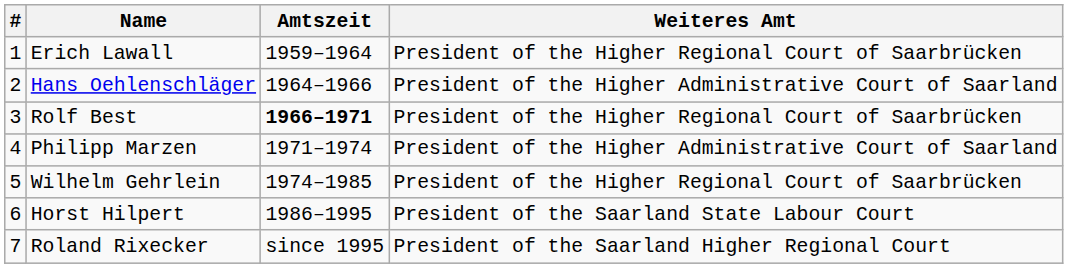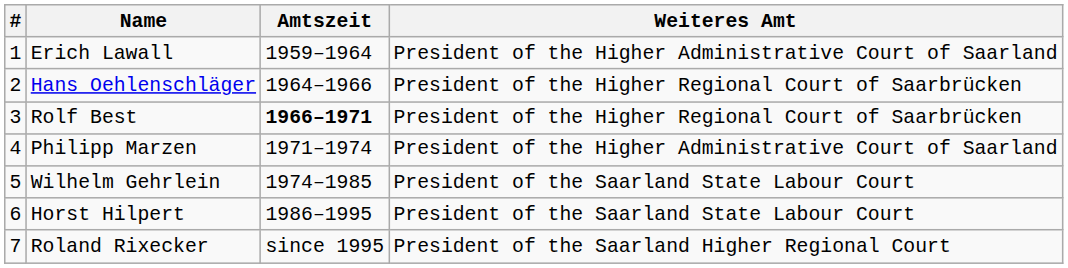(708, 53) President of the Higher Regional Court of Saarbrücken -> (725, 53) President of the Higher Administrative Court of Saarland
(725, 85) President of the Higher Administrative Court of Saarland -> (708, 85) President of the Higher Regional Court of Saarbrücken
(708, 182) President of the Higher Regional Court of Saarbrücken -> (654, 182) President of the Saarland State Labour Court
